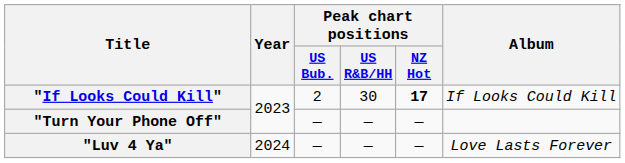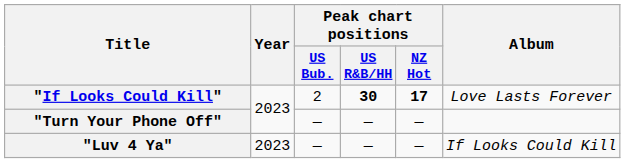(368, 97) normal -> (368, 97) bold
(531, 97) If Looks Could Kill -> (531, 97) Love Lasts Forever
(272, 146) 2024 -> (272, 146) 2023
(531, 146) Love Lasts Forever -> (531, 146) If Looks Could Kill
